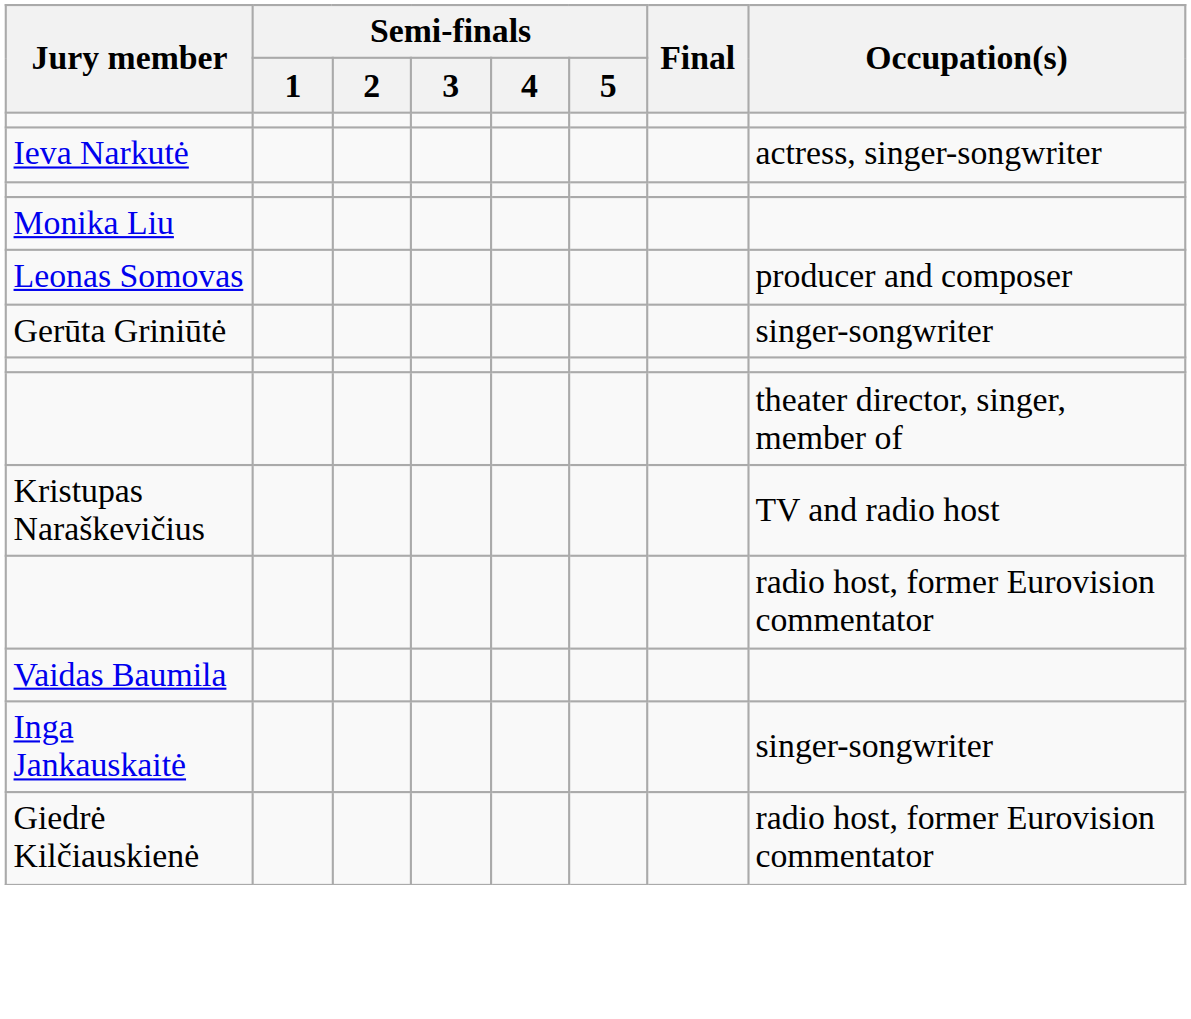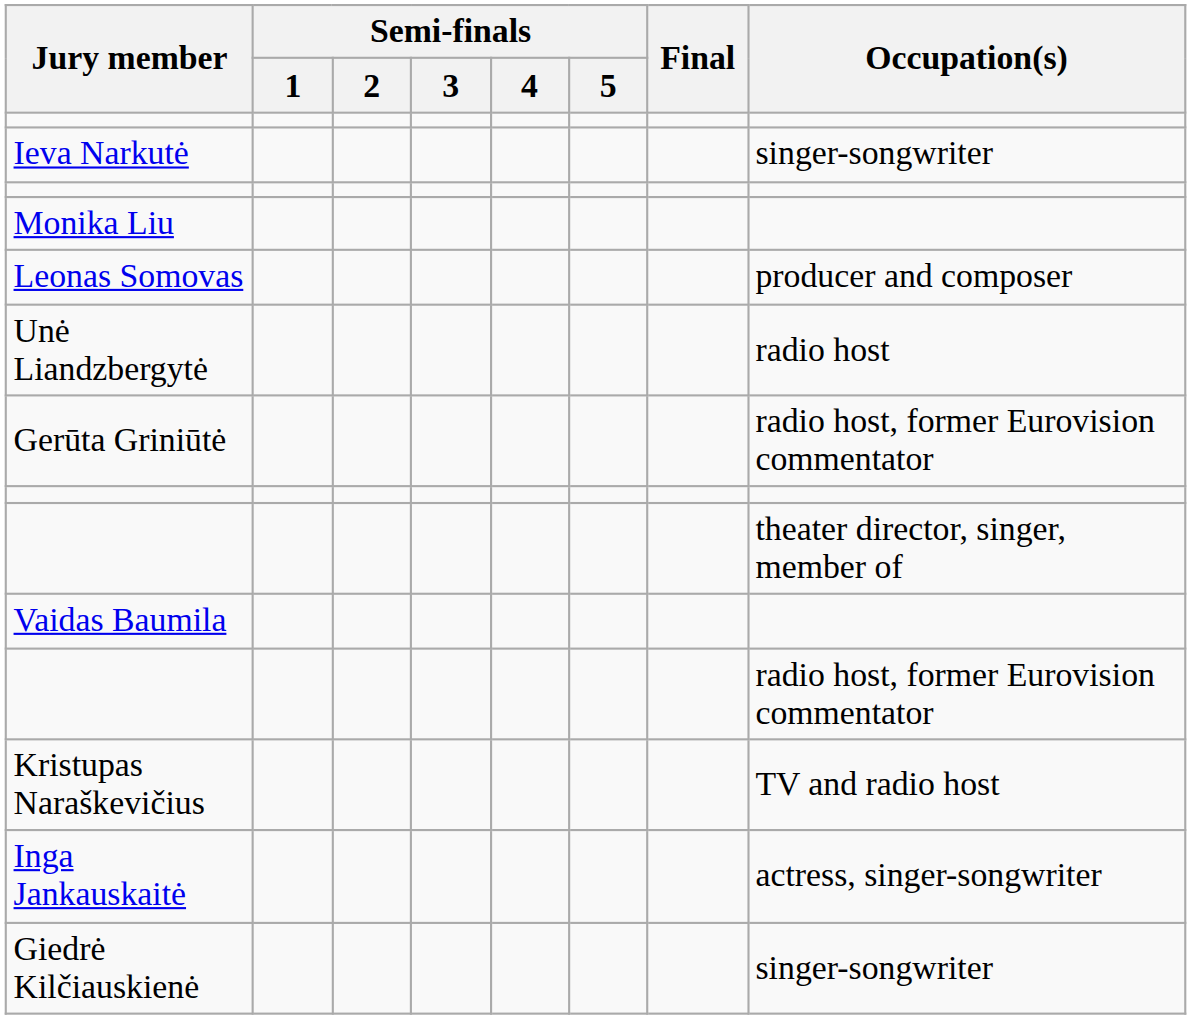(929, 153) actress, singer-songwriter -> (874, 153) singer-songwriter
+ row: (111, 349)
(874, 330) singer-songwriter -> (955, 440) radio host, former Eurovision commentator
rows swapped: (109, 509) <-> (120, 673)
(874, 746) singer-songwriter -> (929, 875) actress, singer-songwriter
(955, 837) radio host, former Eurovision commentator -> (874, 967) singer-songwriter
